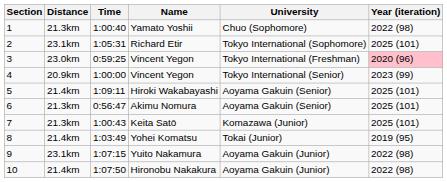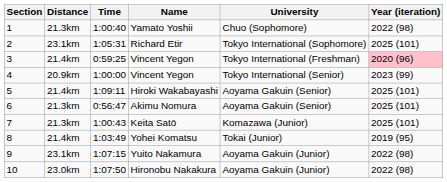(63, 59) 23.0km -> (63, 59) 21.4km
(63, 169) 21.4km -> (63, 169) 23.0km
